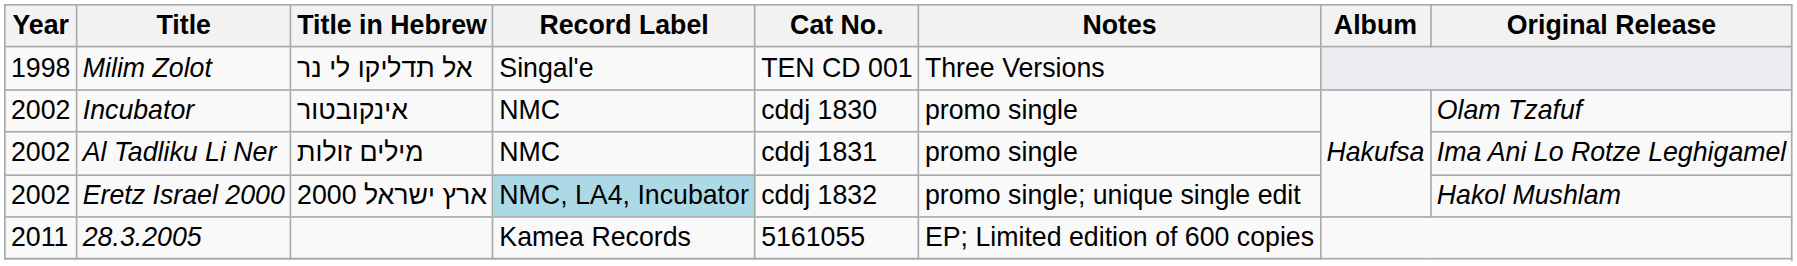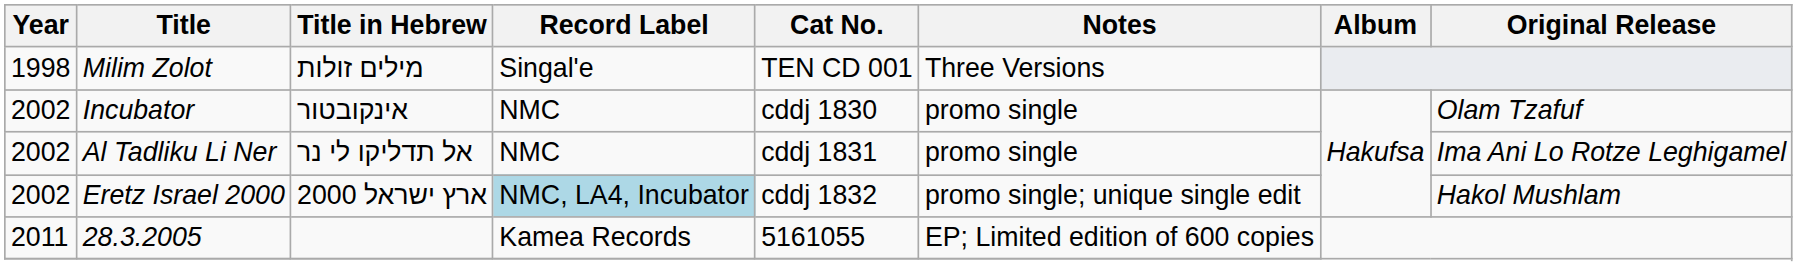(385, 68) אל תדליקו לי נר -> (360, 68) מילים זולות
(360, 152) מילים זולות -> (385, 152) אל תדליקו לי נר
